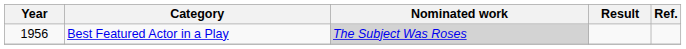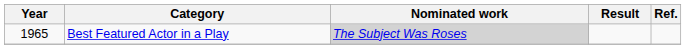(34, 34) 1956 -> (34, 34) 1965
